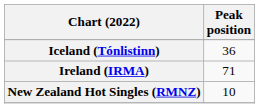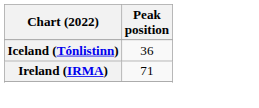- row: (104, 92)
